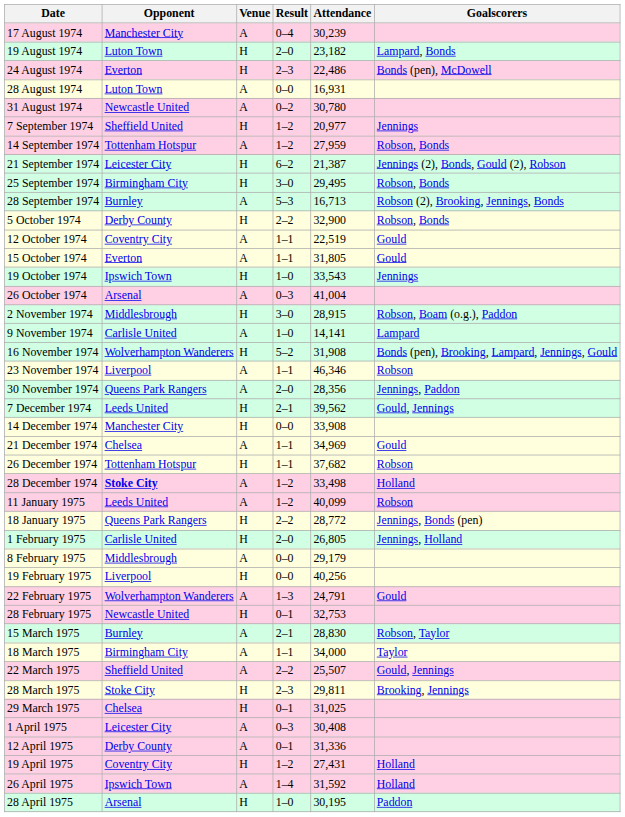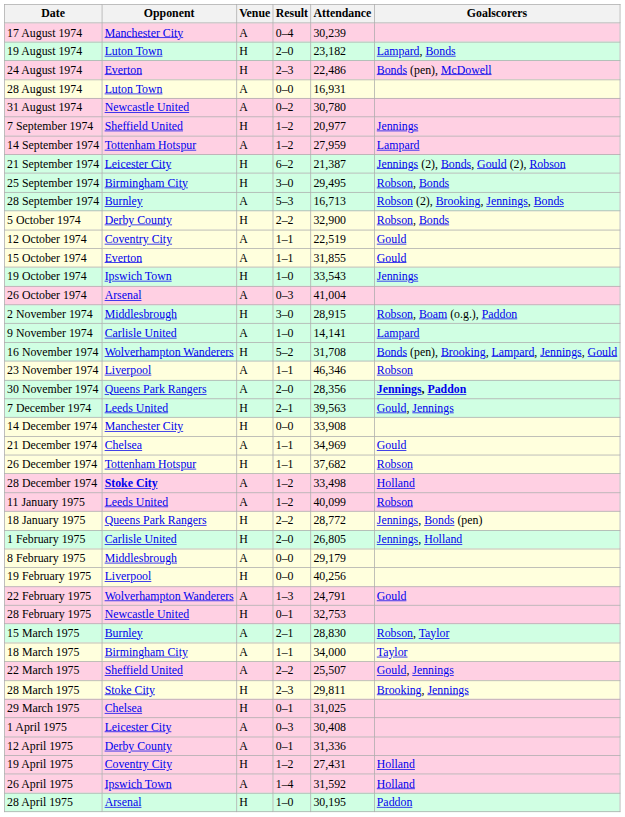(413, 145) Robson, Bonds -> (398, 145) Lampard
(330, 257) 31,805 -> (330, 257) 31,855
(330, 351) 31,908 -> (330, 351) 31,708
(418, 389) normal -> (422, 389) bold
(330, 408) 39,562 -> (330, 408) 39,563
